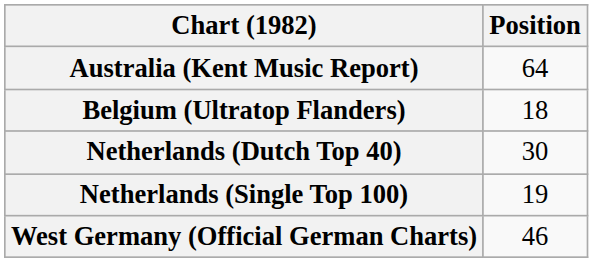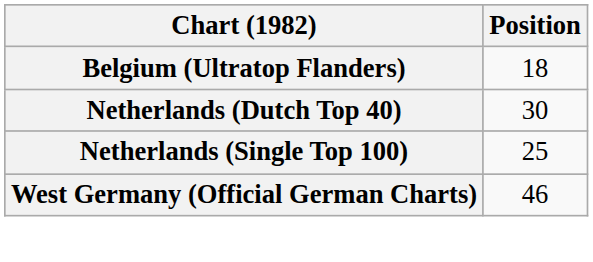- row: (244, 67)
(535, 194) 19 -> (535, 151) 25
